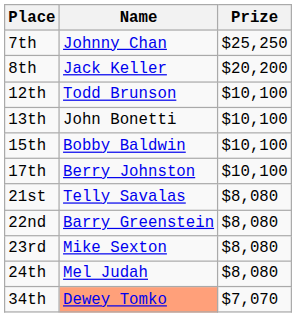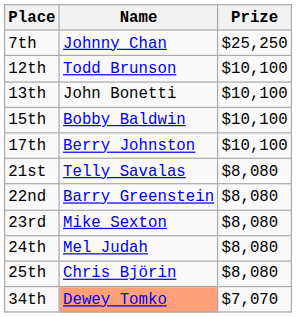- row: (23, 69)
+ row: (27, 274)
